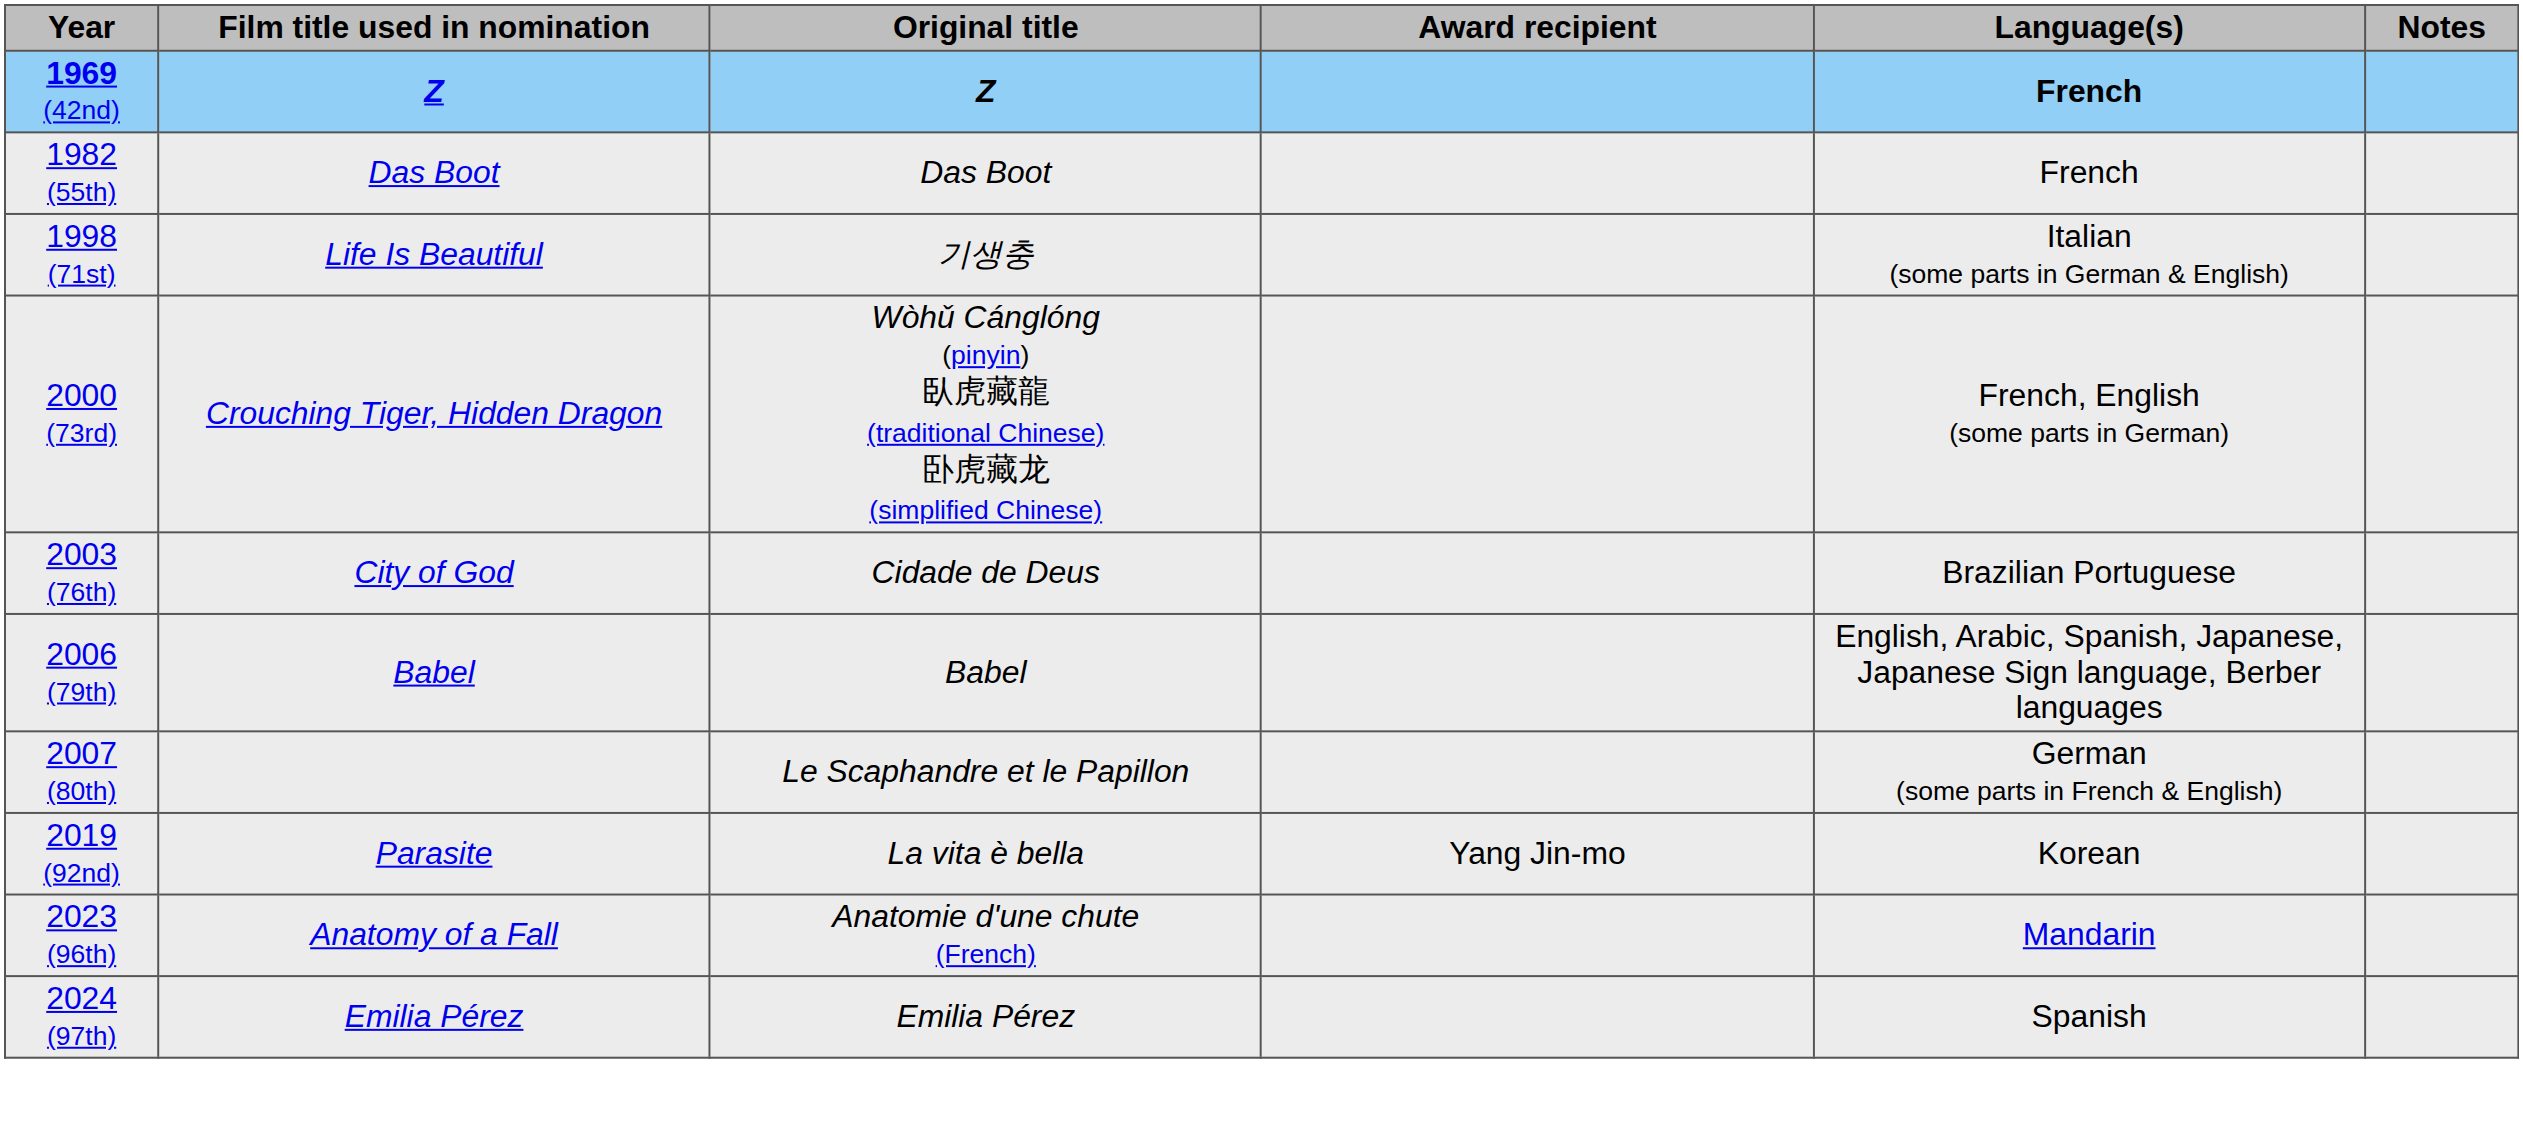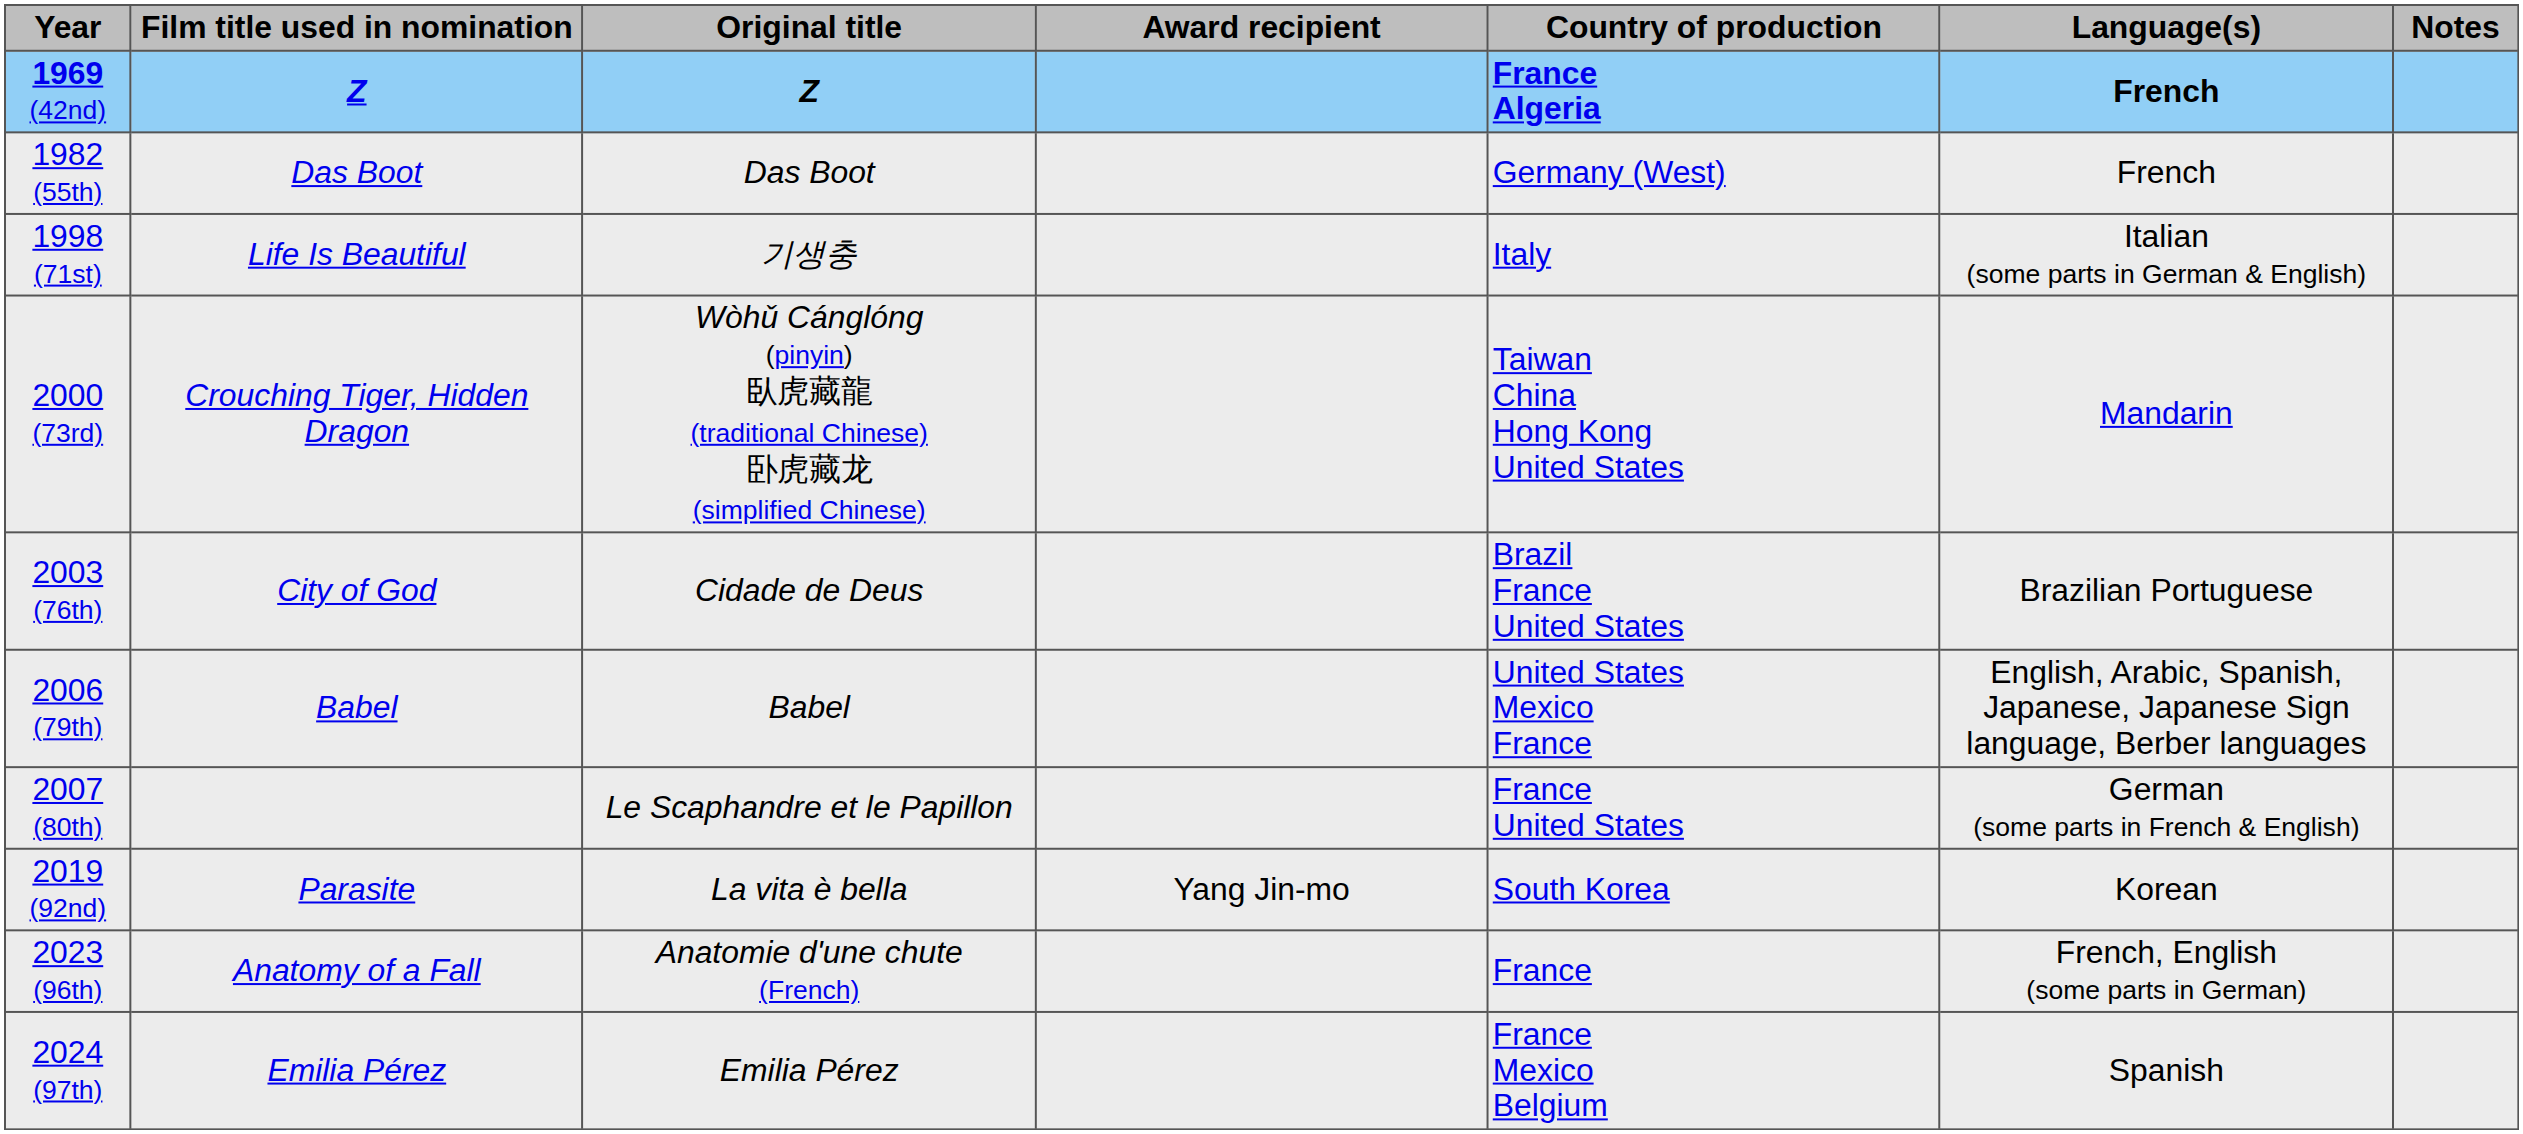+ column: (1714, 27)
(2089, 413) French, English (some parts in German) -> (2166, 413) Mandarin
(2089, 934) Mandarin -> (2166, 970) French, English (some parts in German)
